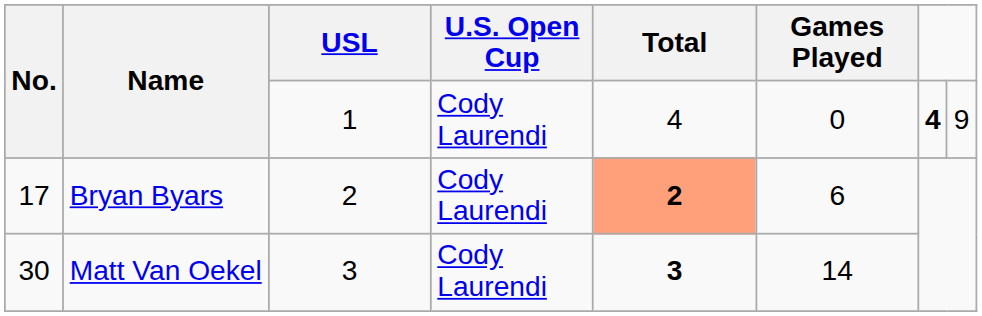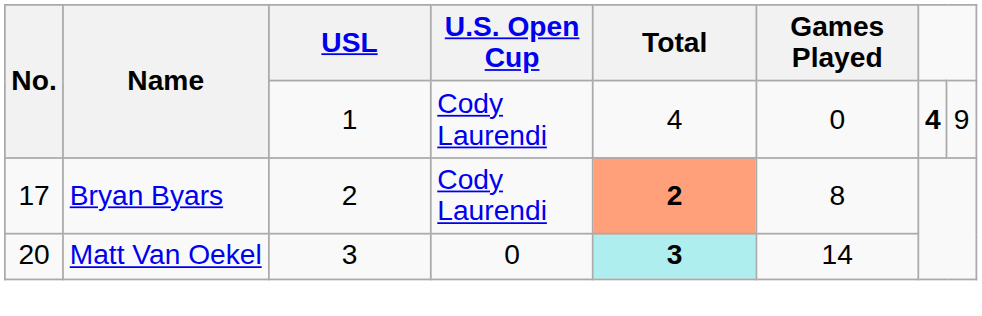(837, 195) 6 -> (837, 195) 8
(34, 271) 30 -> (34, 255) 20
(492, 271) Cody Laurendi -> (512, 255) 0
(675, 271) no background -> (675, 255) paleturquoise background
